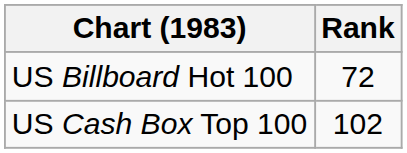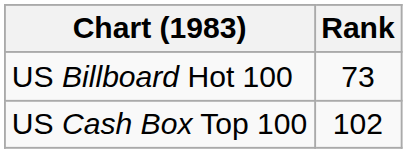(358, 76) 72 -> (358, 76) 73
